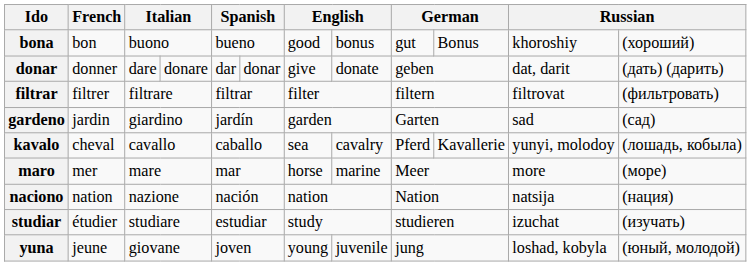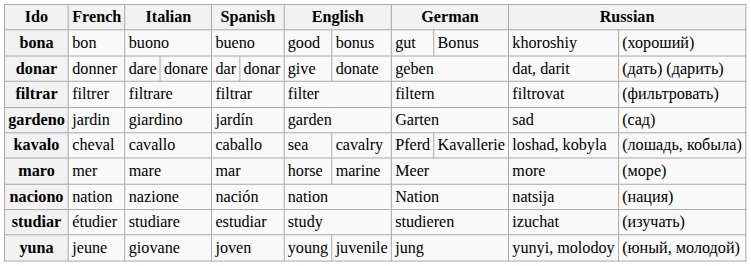(564, 145) yunyi, molodoy -> (559, 145) loshad, kobyla
(559, 247) loshad, kobyla -> (564, 247) yunyi, molodoy
